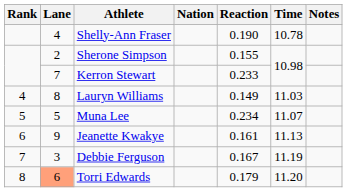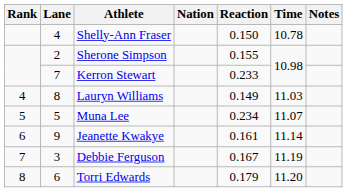(244, 34) 0.190 -> (244, 34) 0.150
(288, 136) 11.13 -> (288, 136) 11.14
(57, 177) lightsalmon background -> (57, 177) no background
